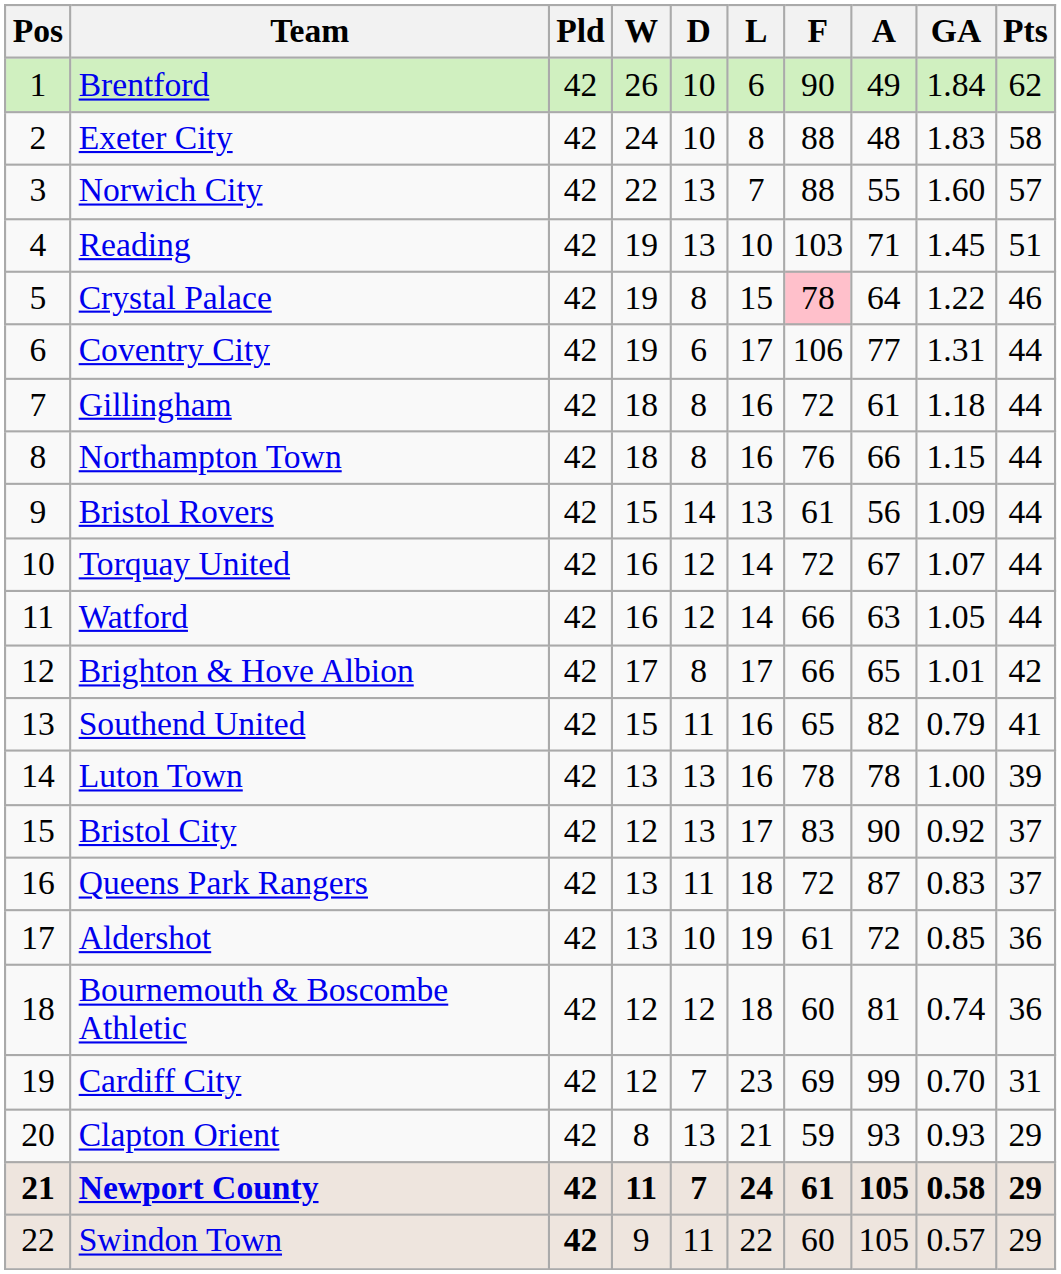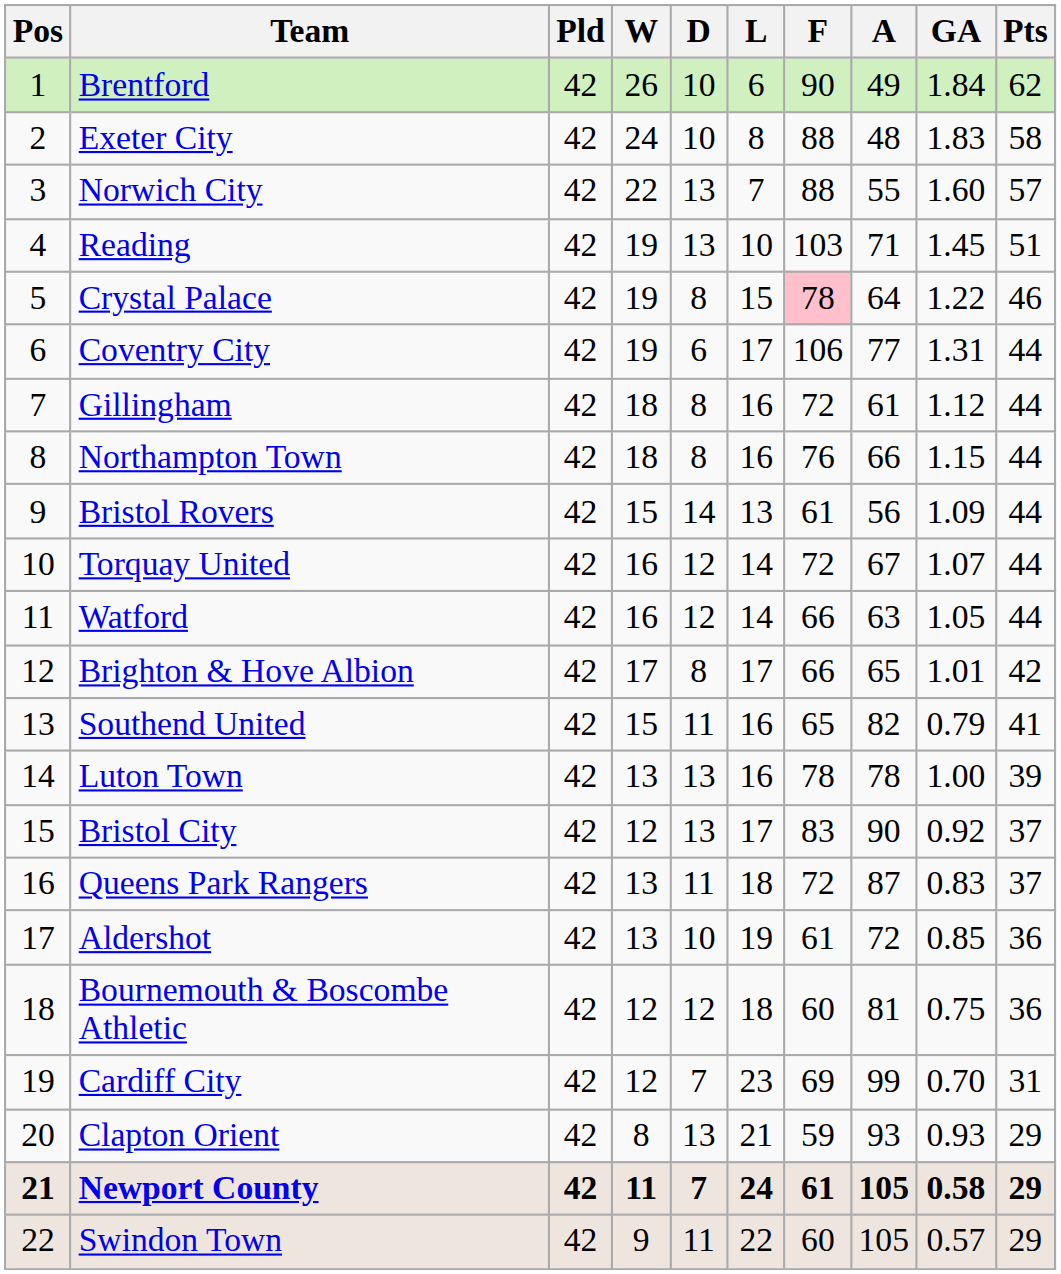(956, 404) 1.18 -> (956, 404) 1.12
(956, 1009) 0.74 -> (956, 1009) 0.75
(580, 1241) bold -> (580, 1241) normal
